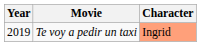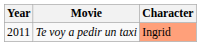(19, 32) 2019 -> (19, 32) 2011
